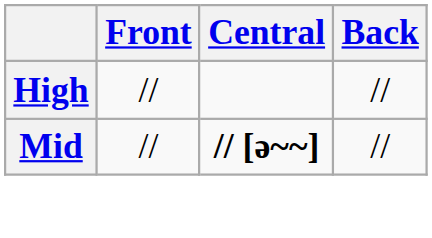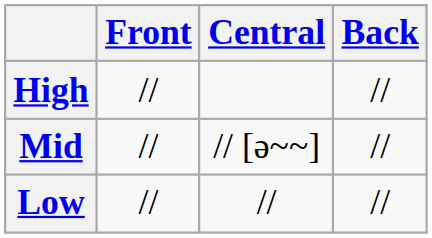(267, 145) bold -> (267, 145) normal
+ row: (51, 202)
